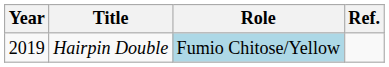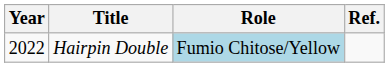(27, 47) 2019 -> (27, 47) 2022
